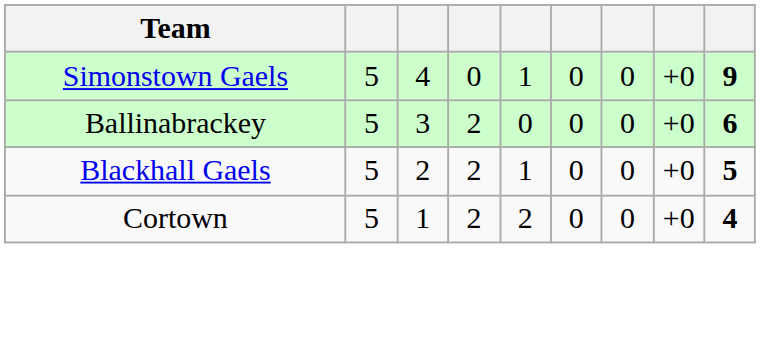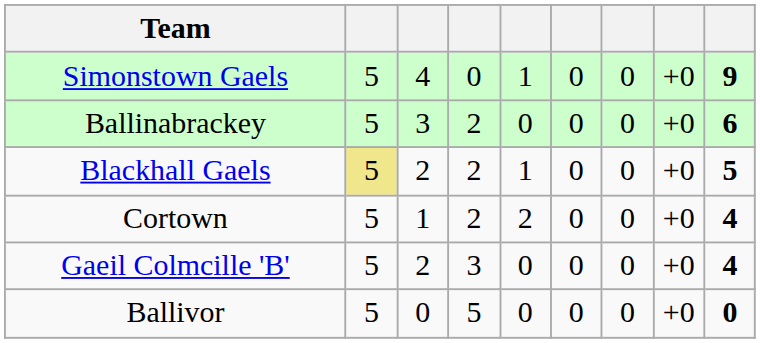(372, 170) no background -> (372, 170) khaki background
+ row: (175, 265)
+ row: (175, 312)
